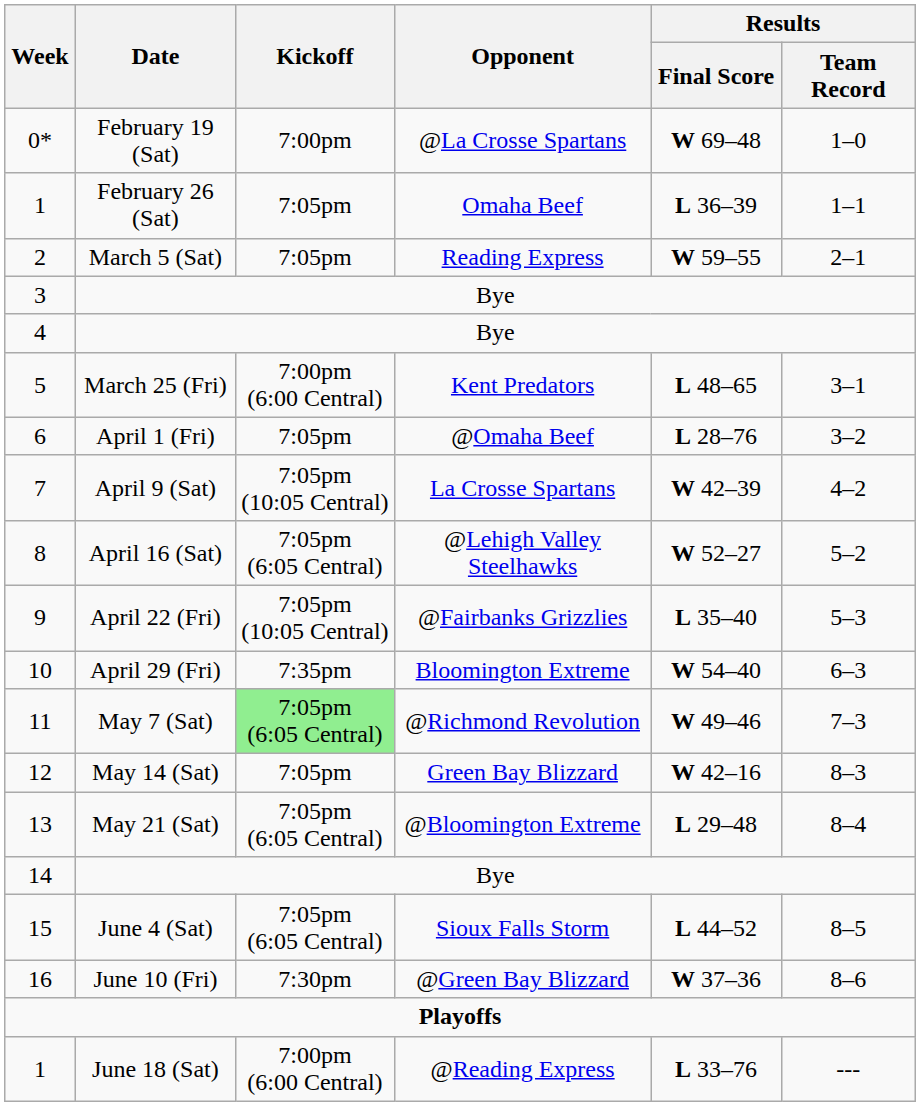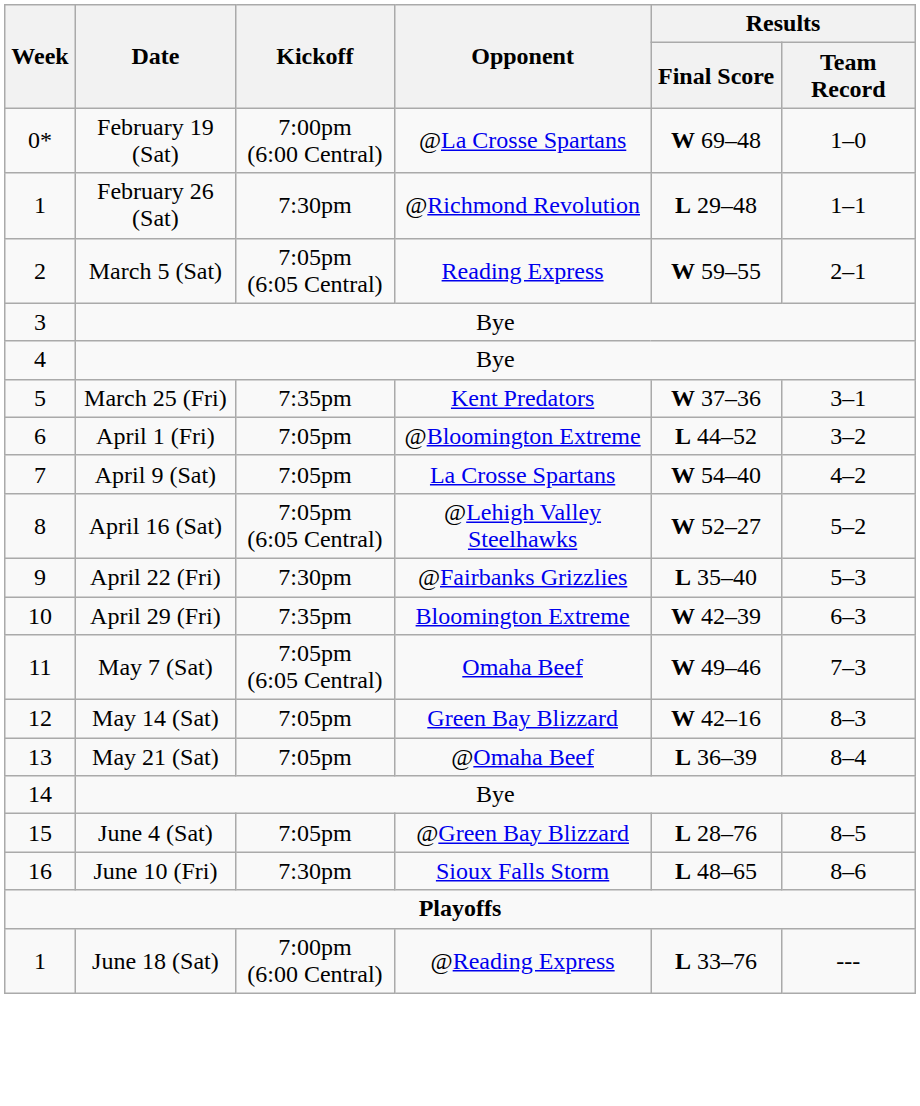(315, 140) 7:00pm -> (315, 140) 7:00pm (6:00 Central)
(315, 205) 7:05pm -> (315, 205) 7:30pm
(523, 205) Omaha Beef -> (523, 205) @Richmond Revolution
(716, 205) L 36–39 -> (716, 205) L 29–48
(315, 256) 7:05pm -> (315, 270) 7:05pm (6:05 Central)
(315, 384) 7:00pm (6:00 Central) -> (315, 397) 7:35pm
(716, 384) L 48–65 -> (716, 397) W 37–36
(523, 436) @Omaha Beef -> (523, 436) @Bloomington Extreme
(716, 436) L 28–76 -> (716, 436) L 44–52
(315, 487) 7:05pm (10:05 Central) -> (315, 474) 7:05pm
(716, 487) W 42–39 -> (716, 474) W 54–40
(315, 617) 7:05pm (10:05 Central) -> (315, 577) 7:30pm
(716, 669) W 54–40 -> (716, 615) W 42–39
(315, 720) lightgreen background -> (315, 666) no background
(523, 720) @Richmond Revolution -> (523, 666) Omaha Beef
(315, 823) 7:05pm (6:05 Central) -> (315, 756) 7:05pm
(523, 823) @Bloomington Extreme -> (523, 756) @Omaha Beef
(716, 823) L 29–48 -> (716, 756) L 36–39
(315, 927) 7:05pm (6:05 Central) -> (315, 832) 7:05pm
(523, 927) Sioux Falls Storm -> (523, 832) @Green Bay Blizzard
(716, 927) L 44–52 -> (716, 832) L 28–76
(523, 978) @Green Bay Blizzard -> (523, 870) Sioux Falls Storm
(716, 978) W 37–36 -> (716, 870) L 48–65
